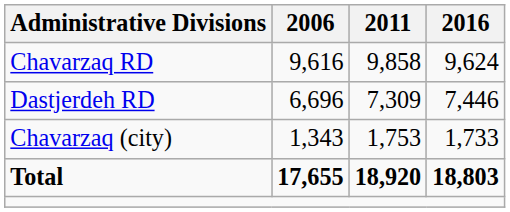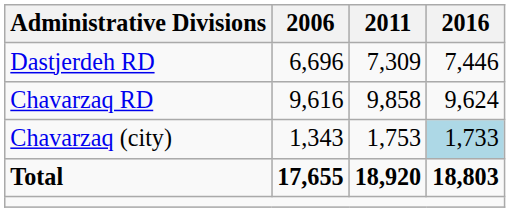rows swapped: (82, 61) <-> (82, 100)
(472, 138) no background -> (472, 138) lightblue background
